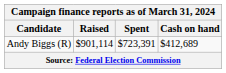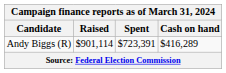(179, 44) $412,689 -> (179, 44) $416,289
